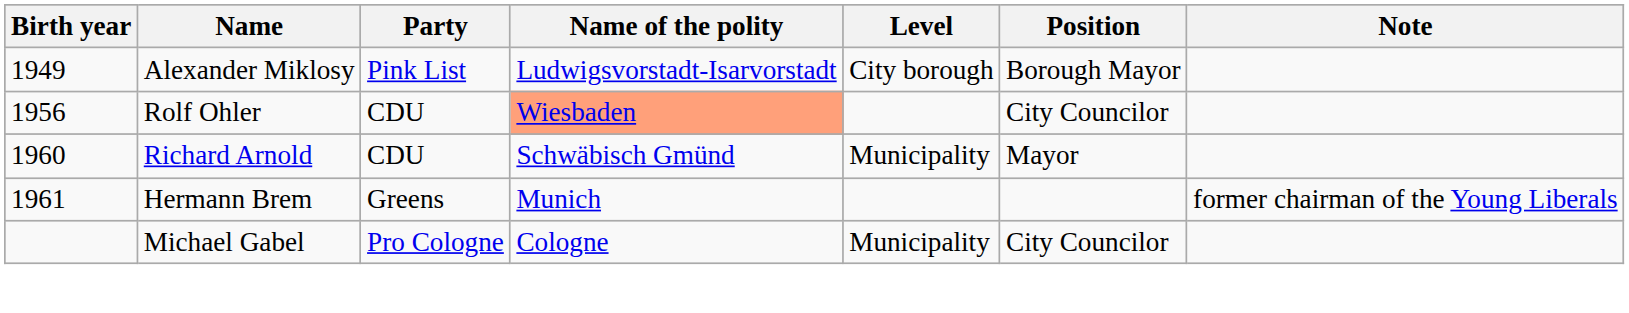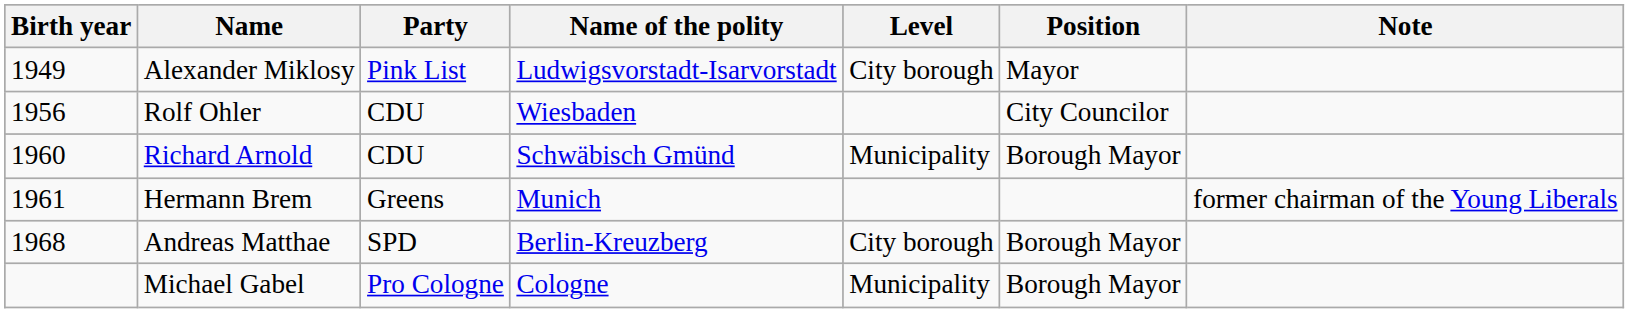(1093, 69) Borough Mayor -> (1042, 69) Mayor
(576, 112) lightsalmon background -> (576, 112) no background
(1042, 155) Mayor -> (1093, 155) Borough Mayor
+ row: (237, 241)
(1087, 241) City Councilor -> (1093, 284) Borough Mayor
